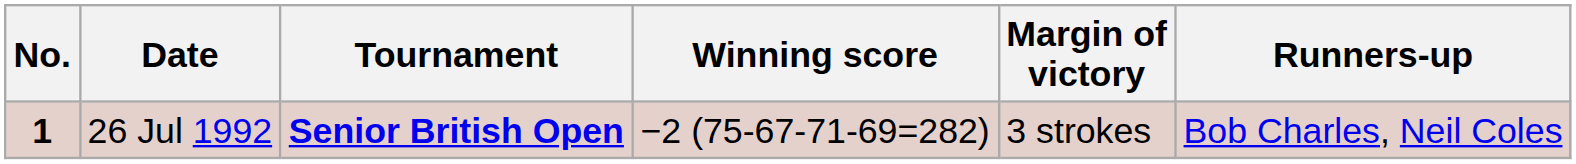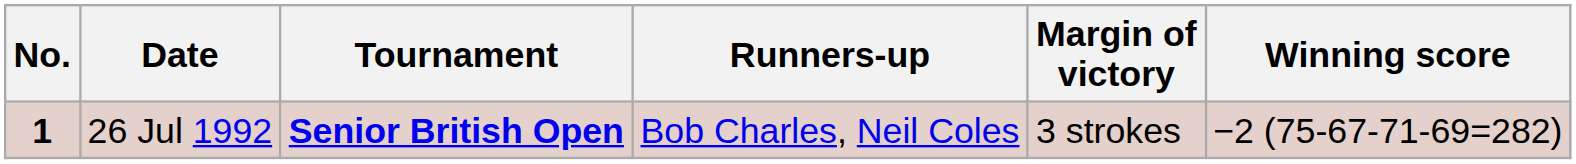columns swapped: (815, 54) <-> (1373, 54)
